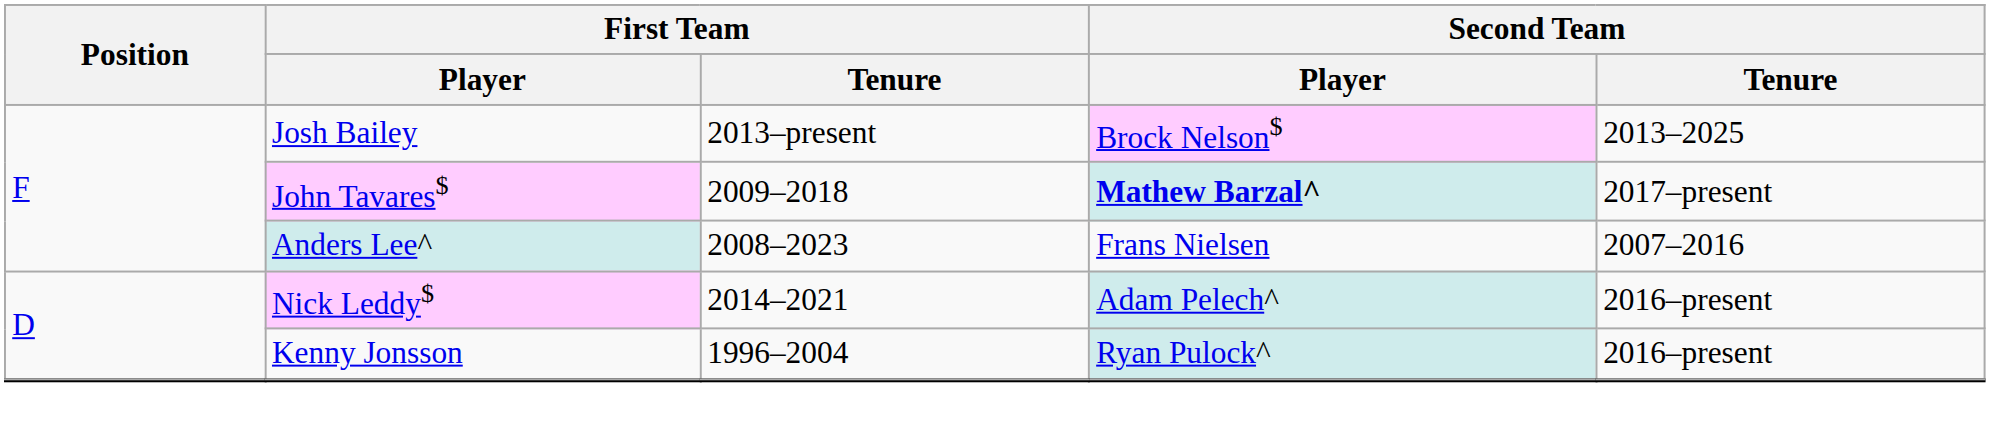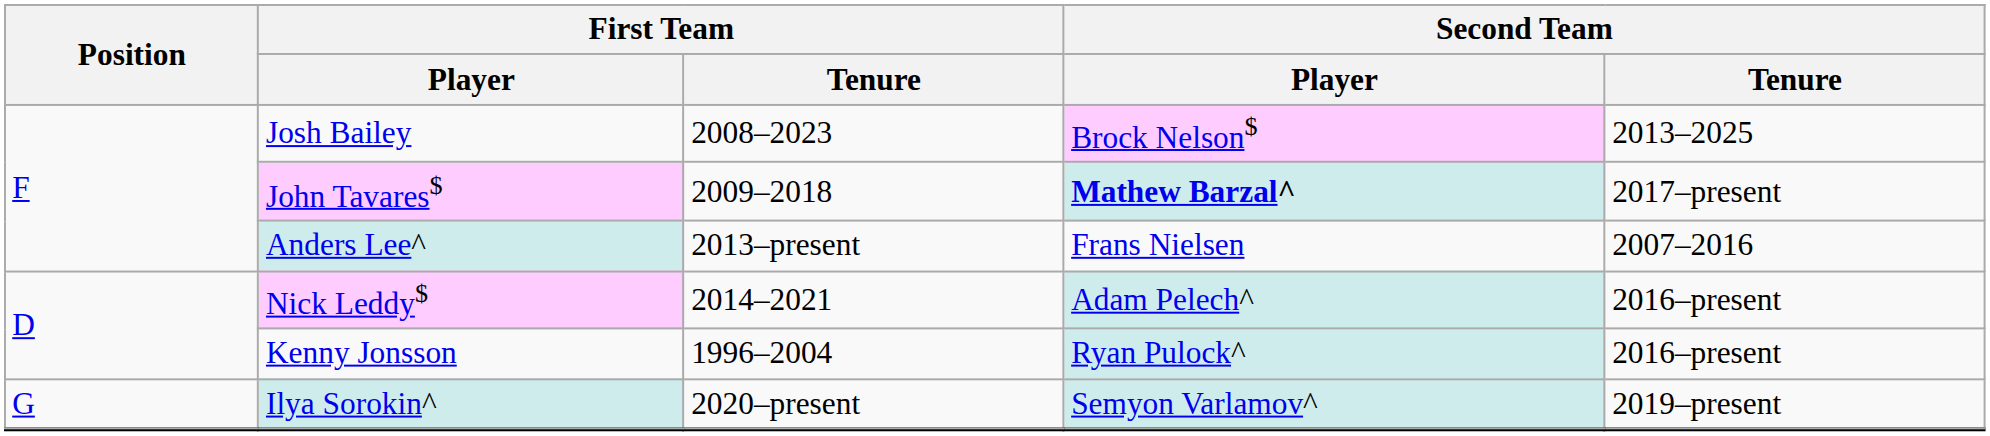(792, 133) 2013–present -> (762, 133) 2008–2023
(778, 245) 2008–2023 -> (776, 245) 2013–present
+ row: (351, 402)
